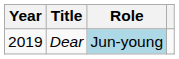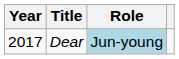(25, 41) 2019 -> (25, 41) 2017
